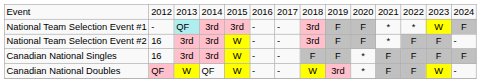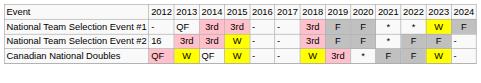(183, 27) paleturquoise background -> (183, 27) no background
- row: (62, 56)
